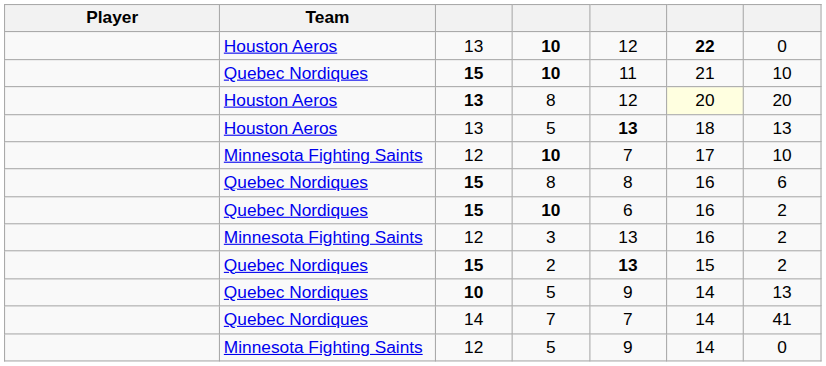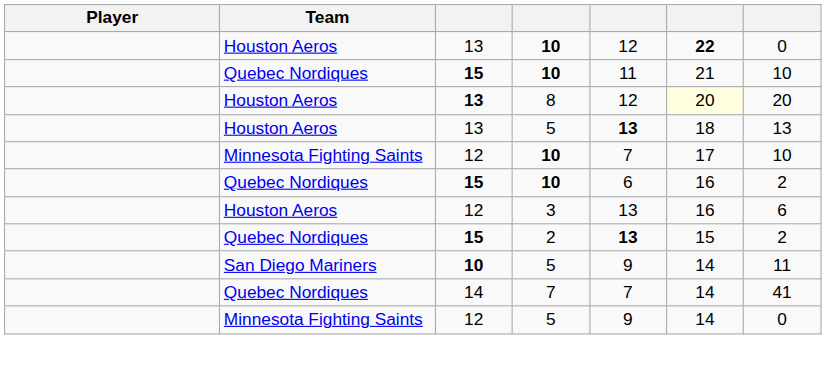- row: (474, 182)
(323, 237) Minnesota Fighting Saints -> (281, 210) Houston Aeros
(782, 237) 2 -> (782, 210) 6
(296, 292) Quebec Nordiques -> (300, 264) San Diego Mariners
(782, 292) 13 -> (782, 264) 11
